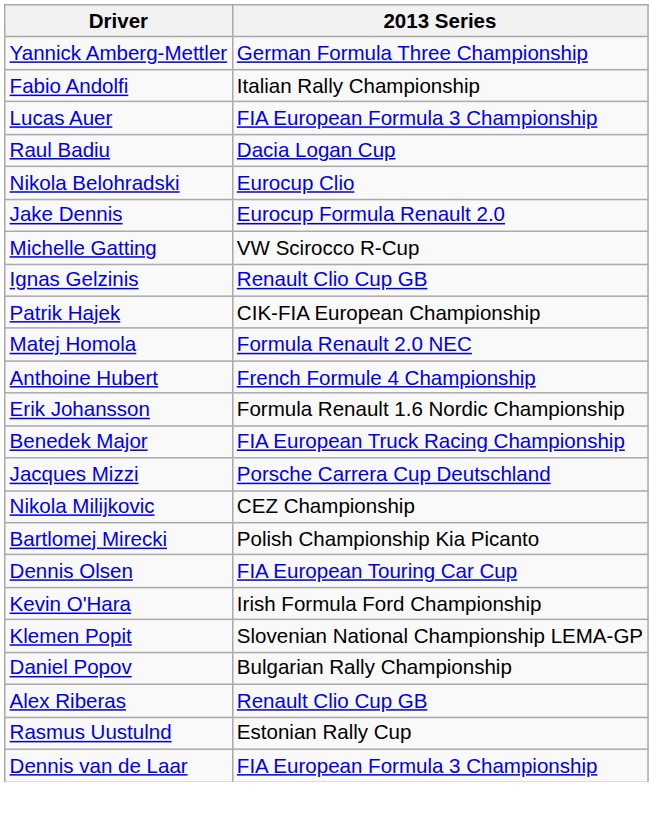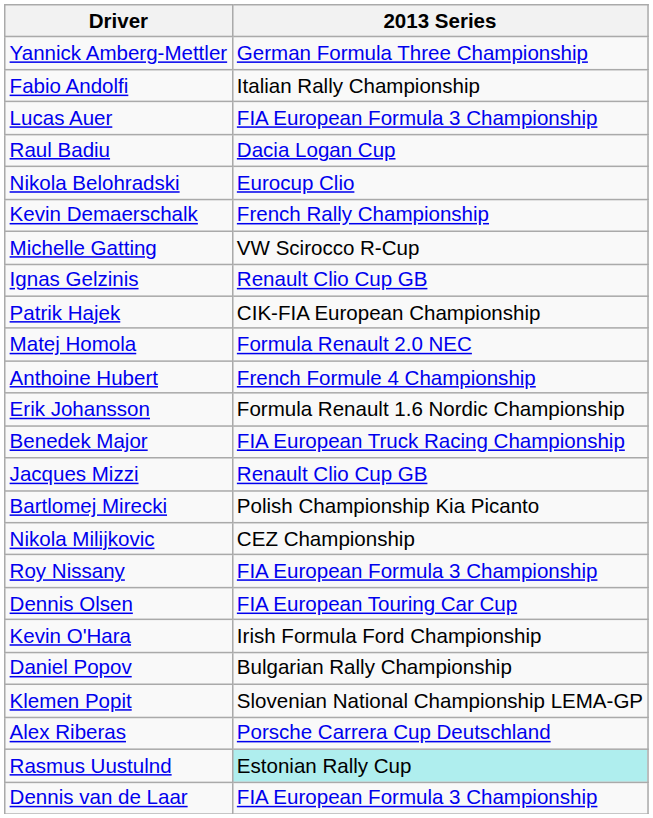+ row: (104, 215)
- row: (66, 215)
(394, 474) Porsche Carrera Cup Deutschland -> (332, 474) Renault Clio Cup GB
rows swapped: (88, 538) <-> (82, 506)
+ row: (67, 571)
rows swapped: (71, 636) <-> (71, 668)
(332, 700) Renault Clio Cup GB -> (394, 733) Porsche Carrera Cup Deutschland
(324, 733) no background -> (324, 765) paleturquoise background
